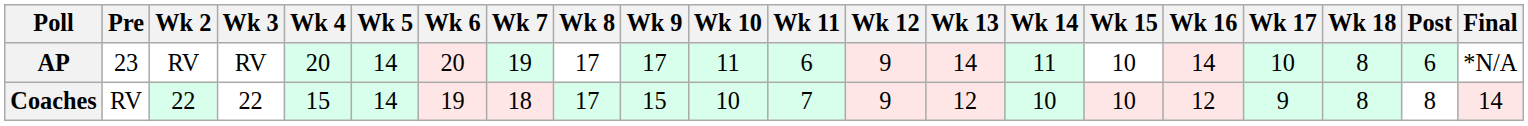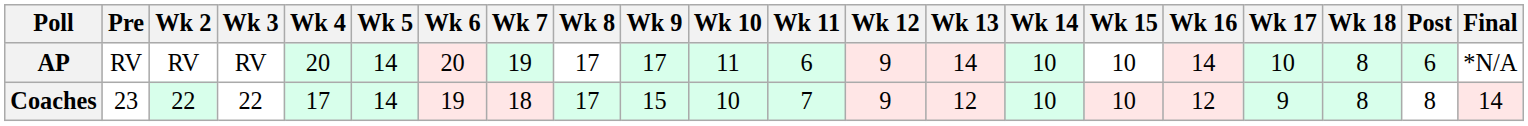(126, 62) 23 -> (126, 62) RV
(1044, 62) 11 -> (1044, 62) 10
(126, 100) RV -> (126, 100) 23
(318, 100) 15 -> (318, 100) 17
